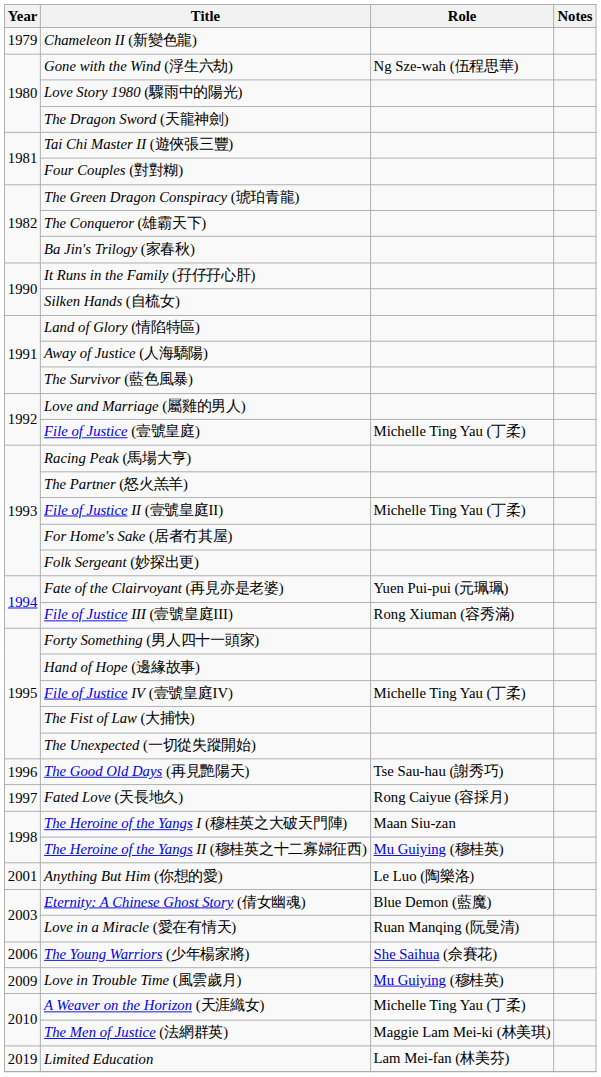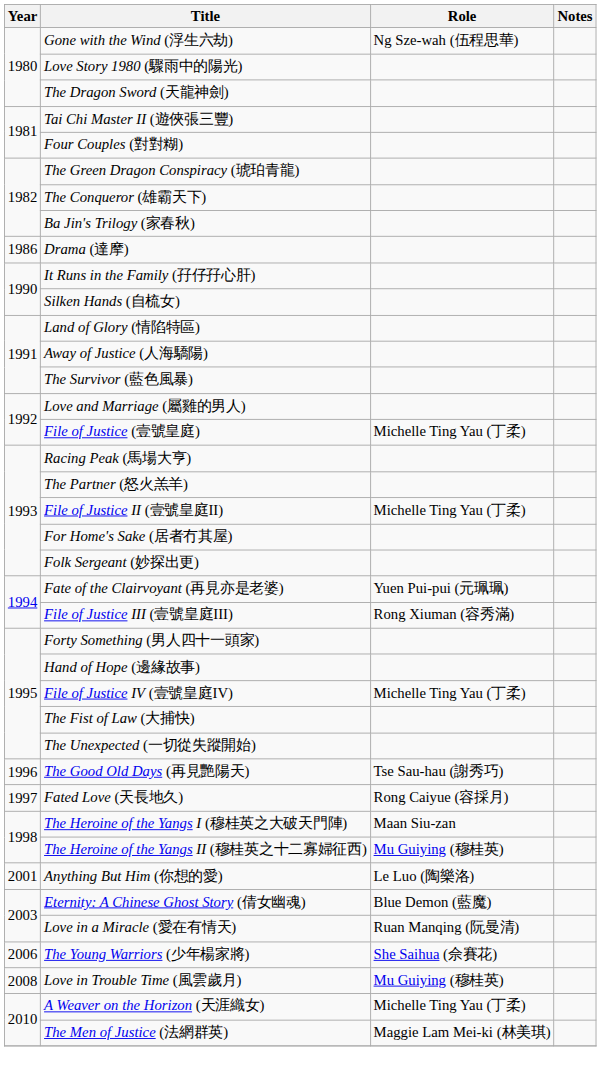- row: (121, 40)
+ row: (86, 249)
(23, 980) 2009 -> (23, 980) 2008
- row: (99, 1058)
